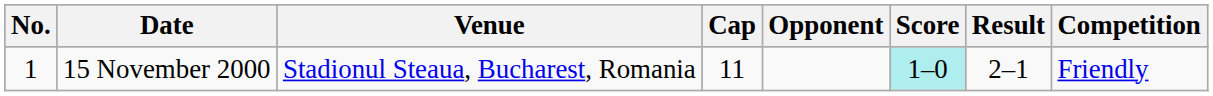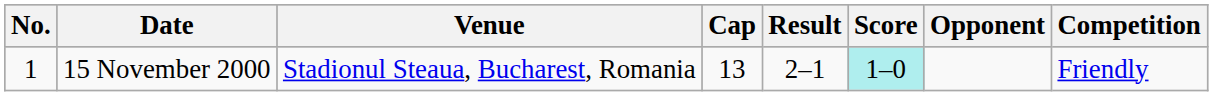columns swapped: (826, 25) <-> (1008, 25)
(732, 68) 11 -> (732, 68) 13
